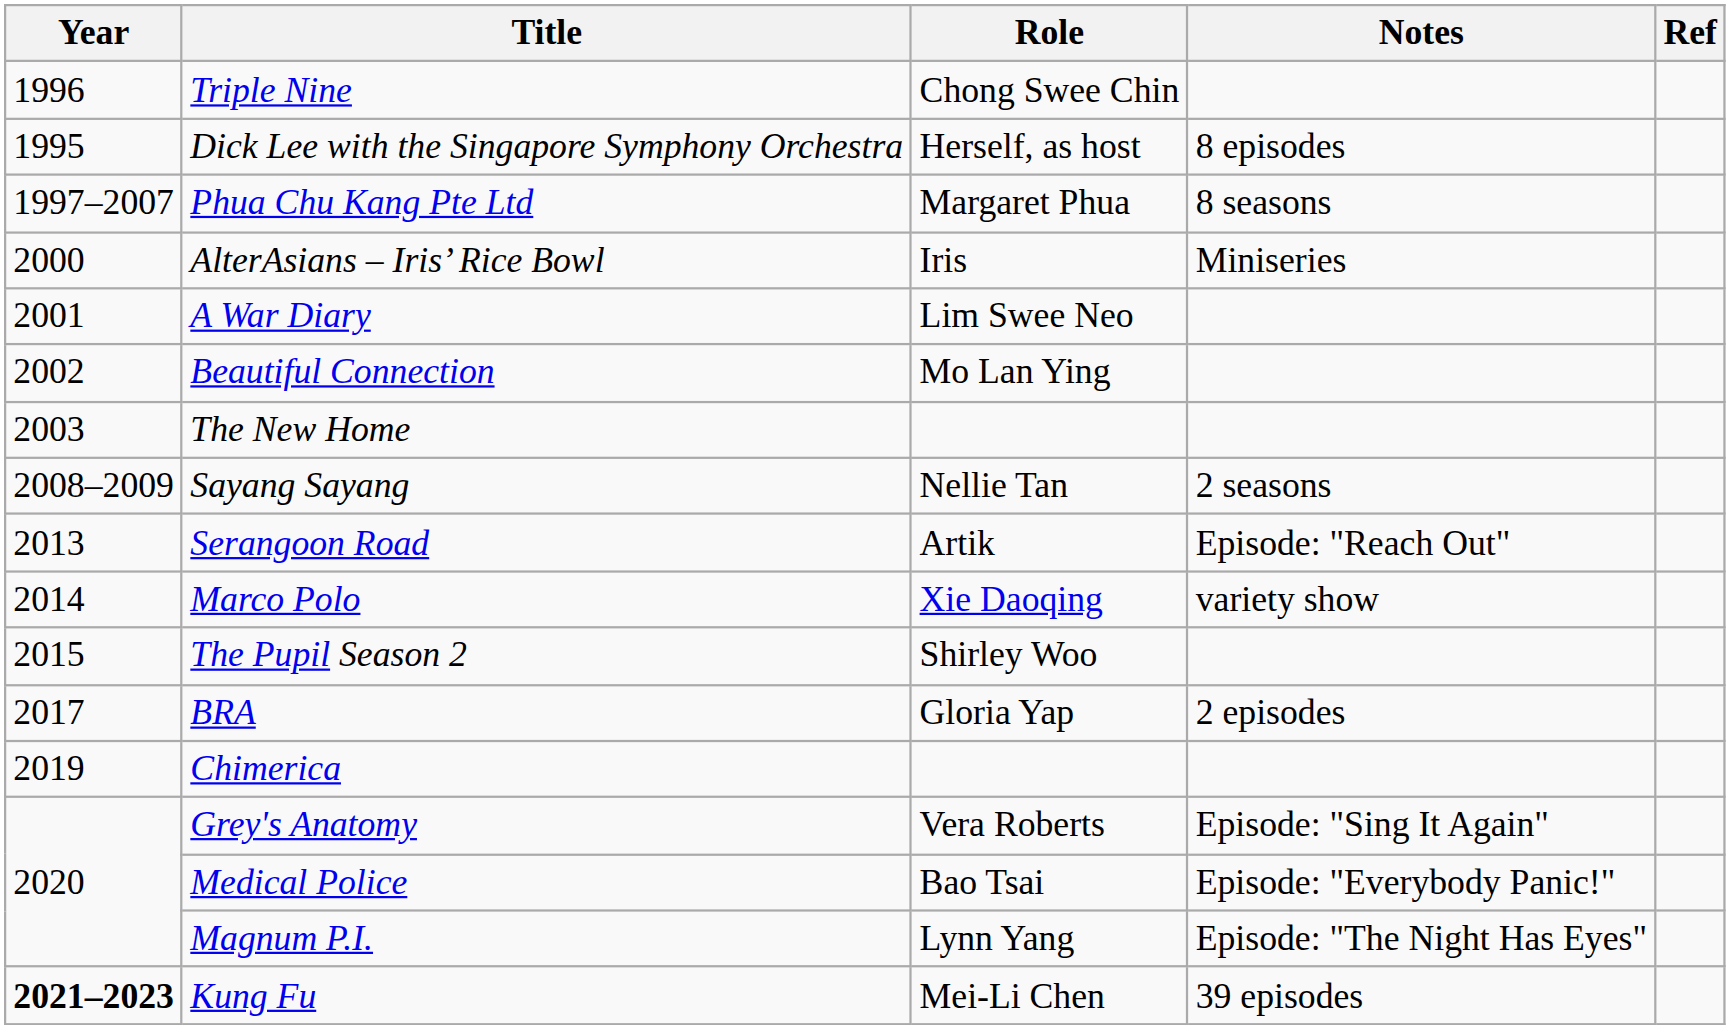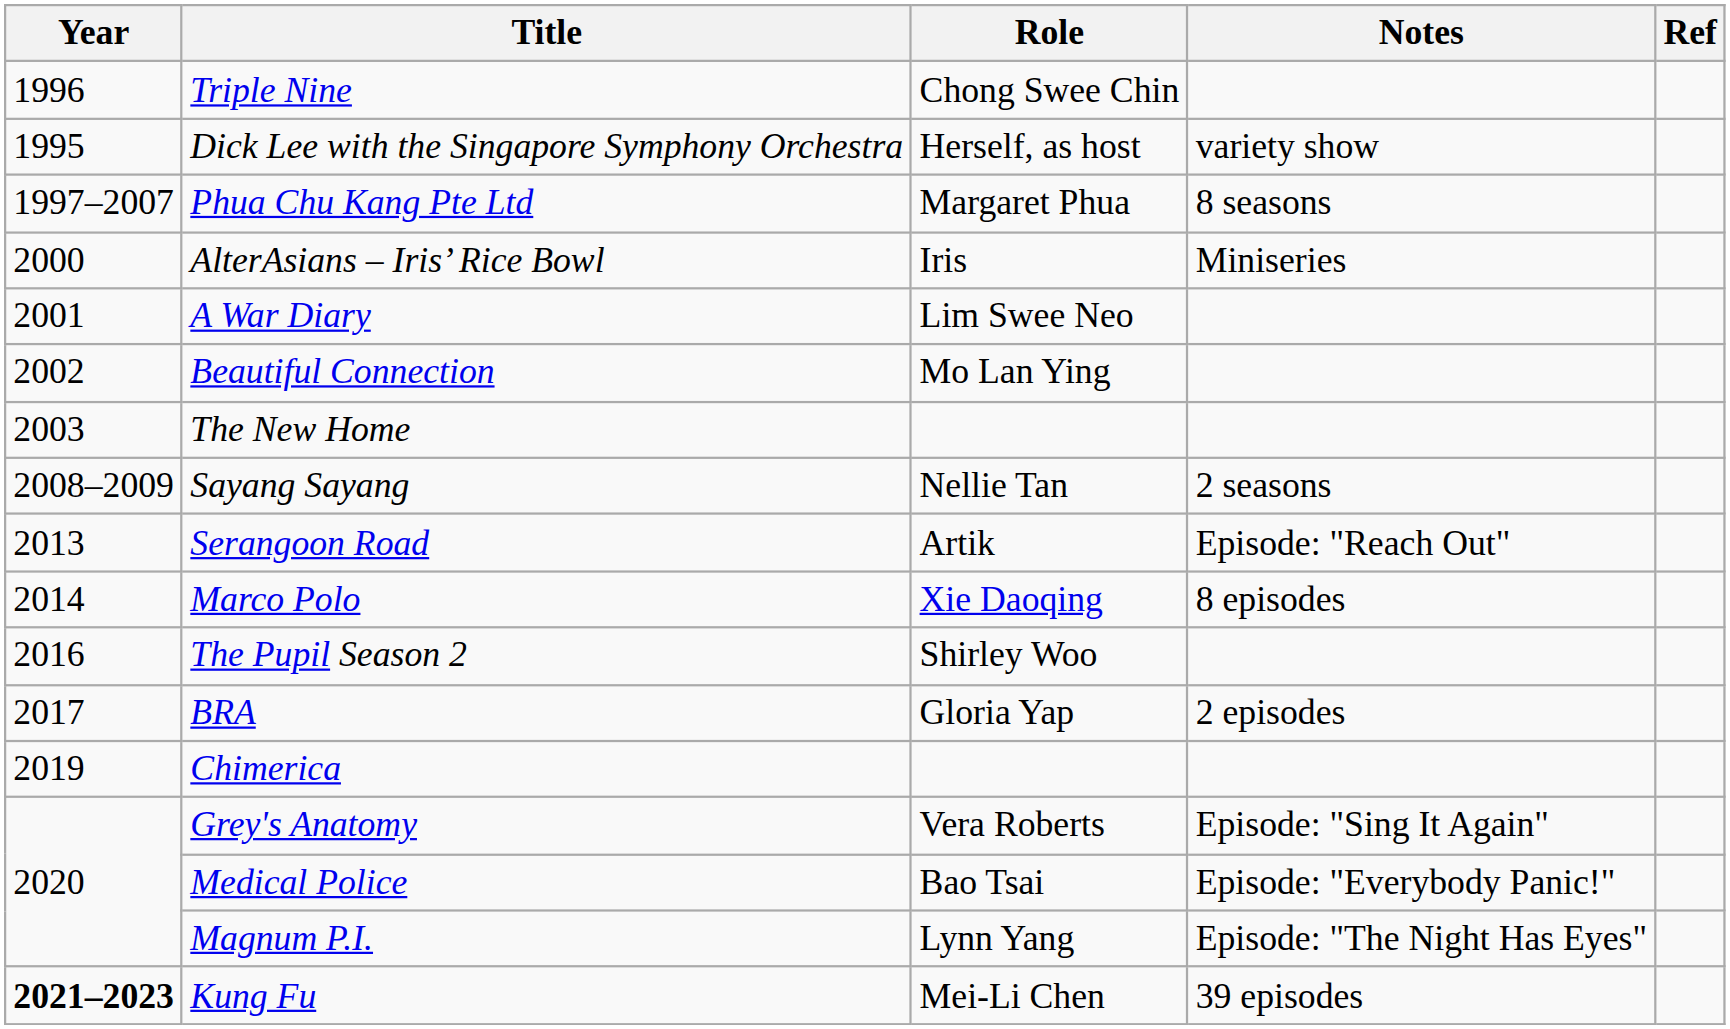(1271, 145) 8 episodes -> (1287, 145) variety show
(1287, 598) variety show -> (1271, 598) 8 episodes
(49, 655) 2015 -> (49, 655) 2016
